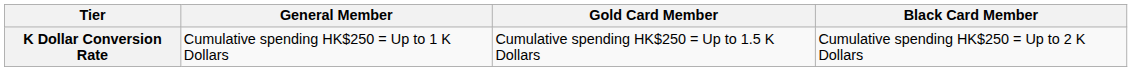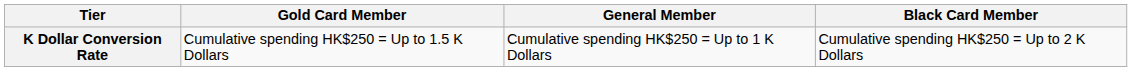columns swapped: (336, 15) <-> (654, 15)
